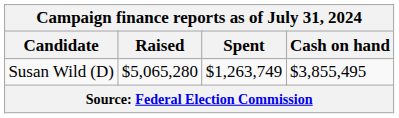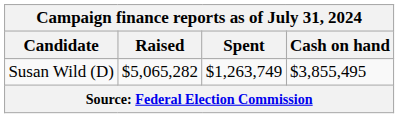(160, 71) $5,065,280 -> (160, 71) $5,065,282
